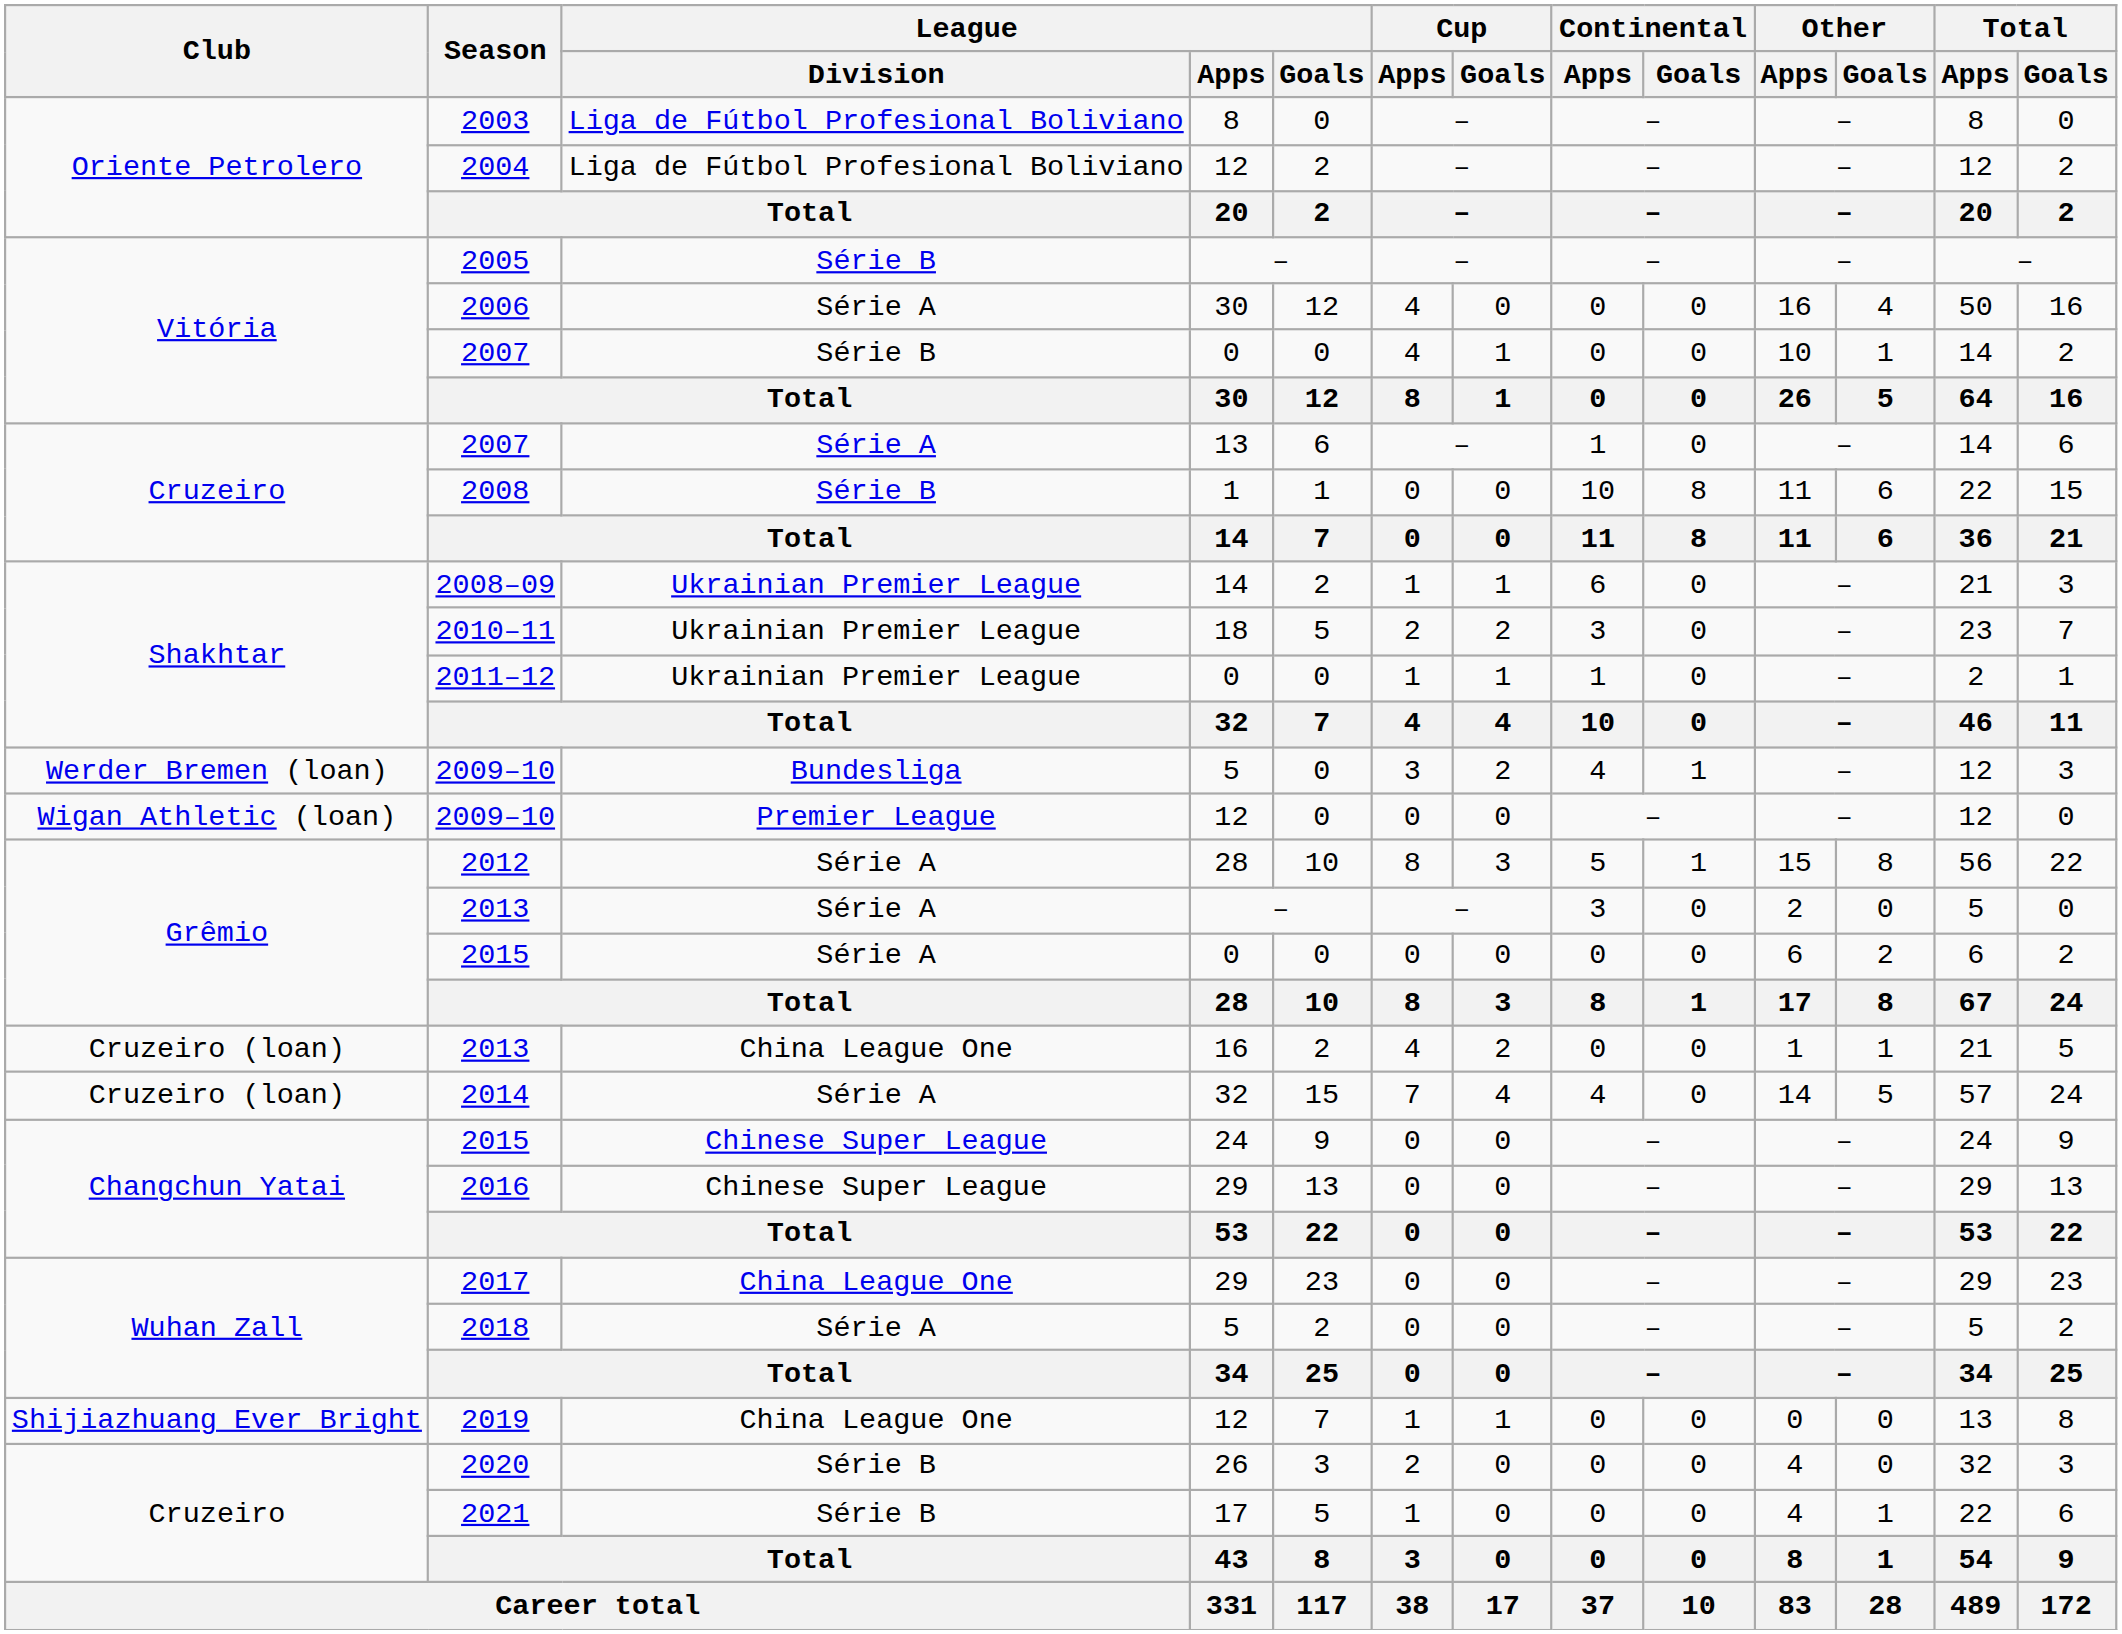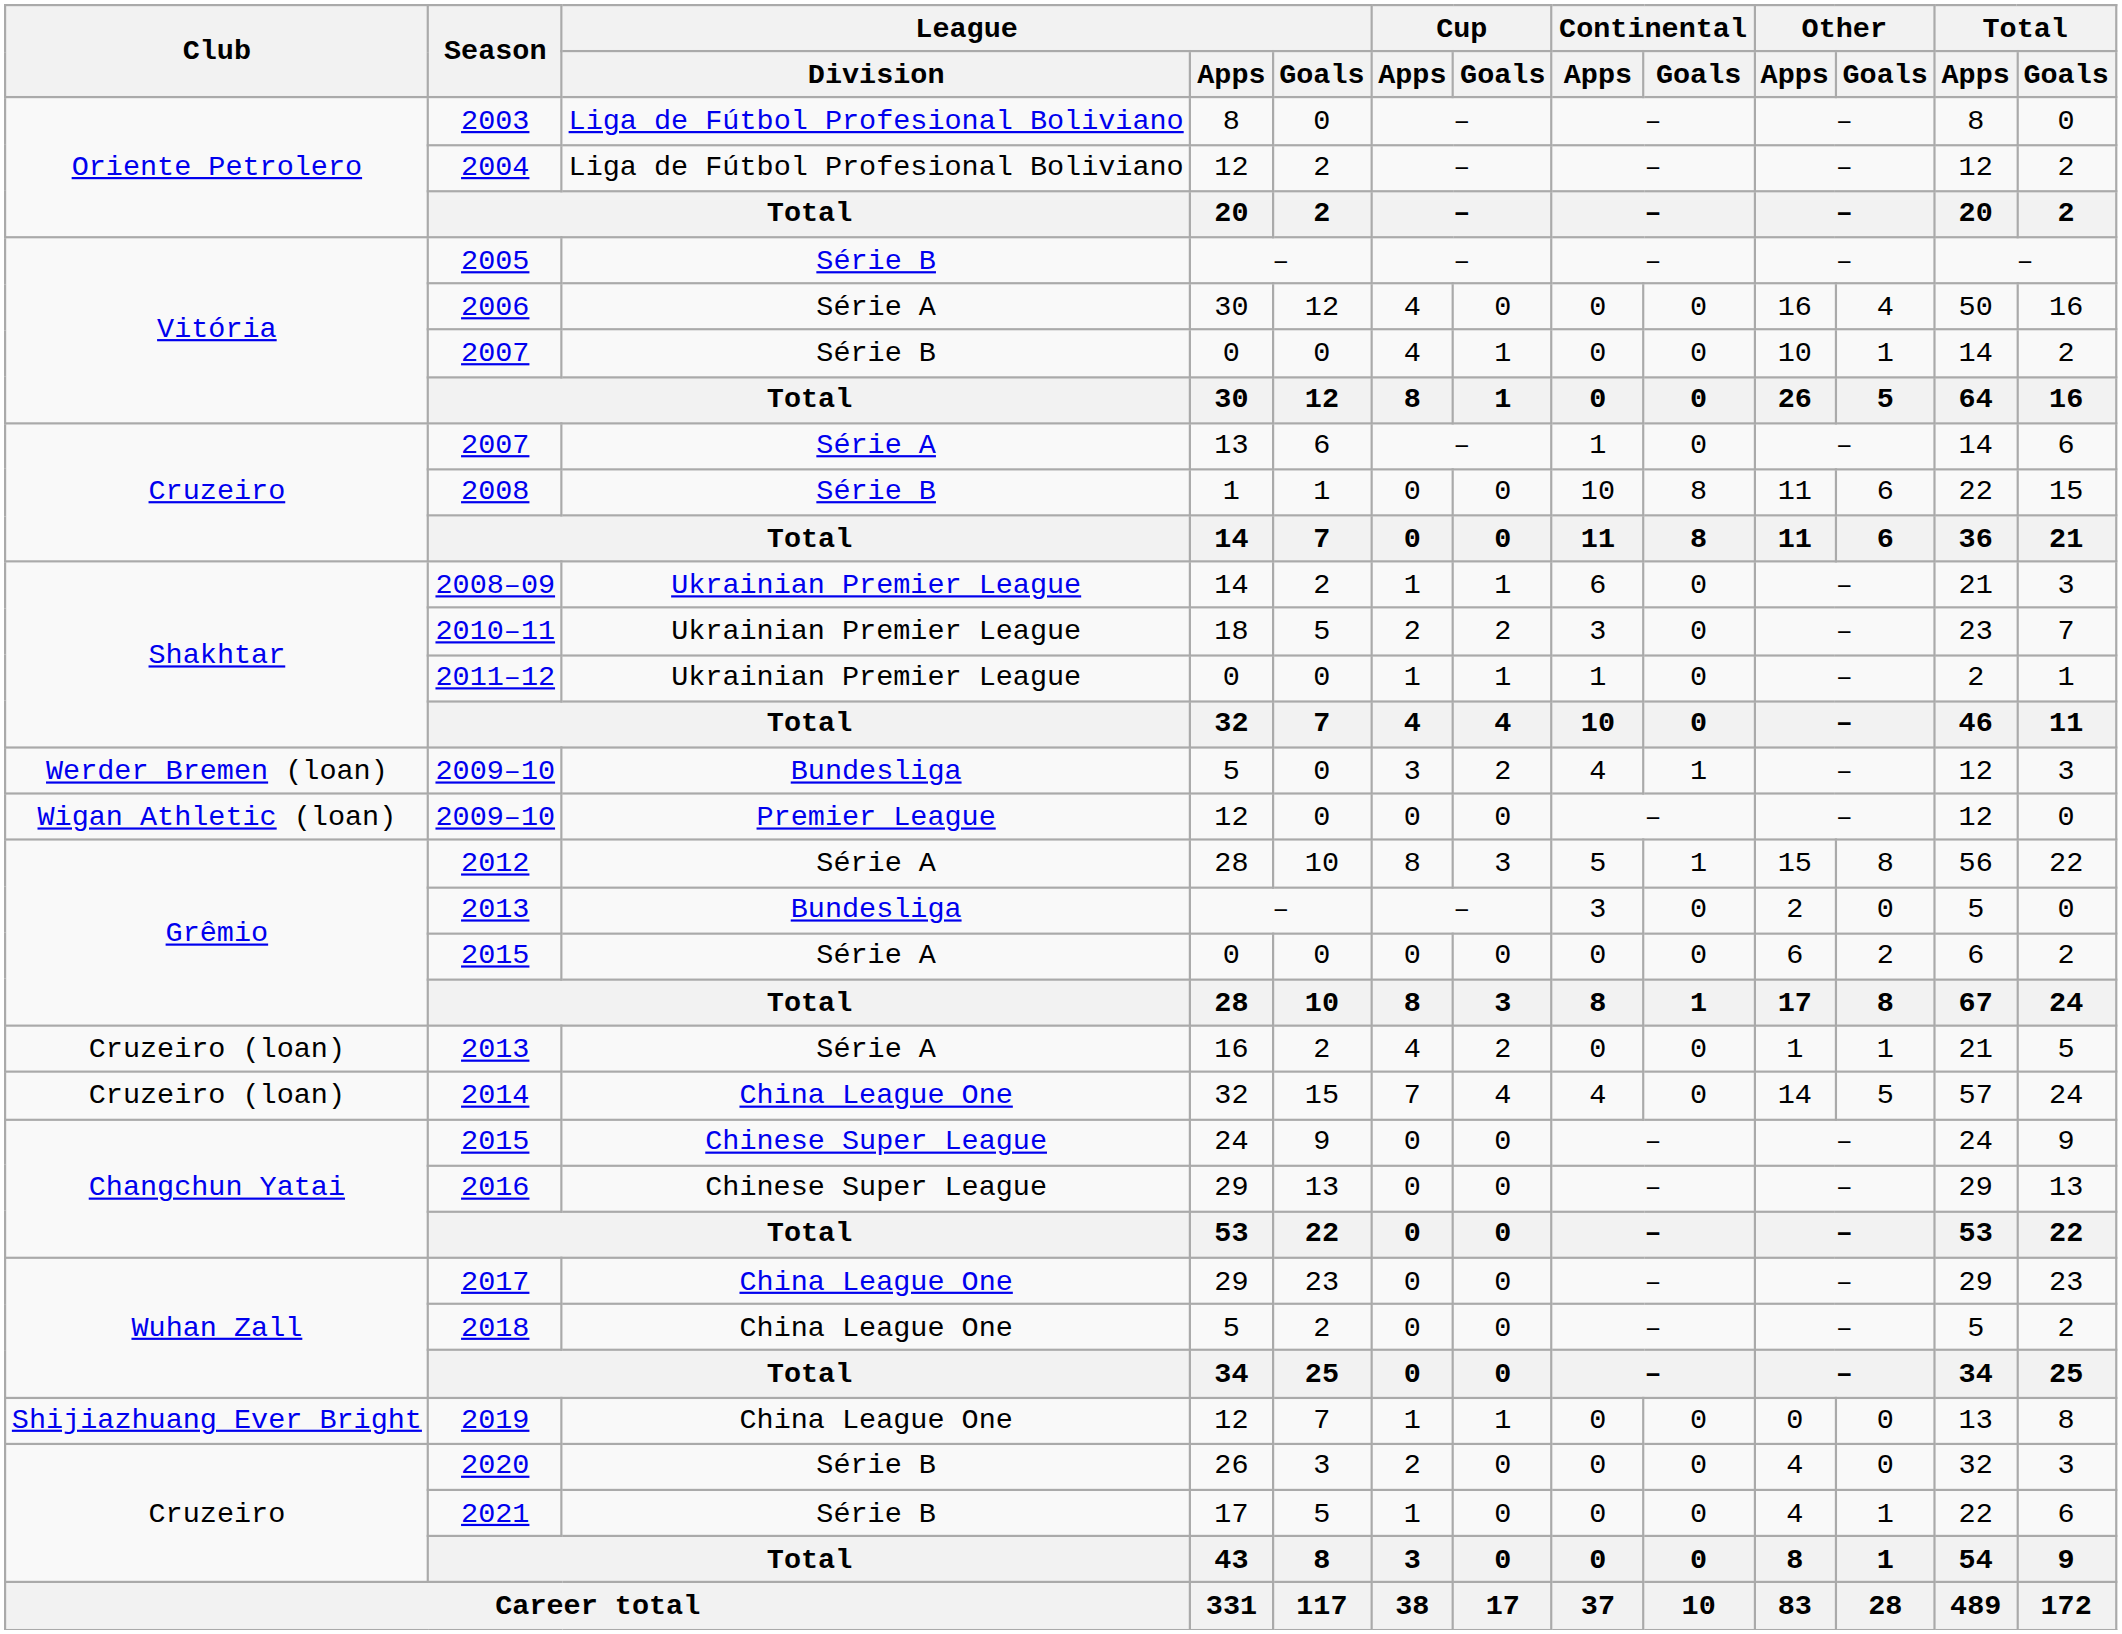(876, 910) Série A -> (876, 910) Bundesliga
(876, 1049) China League One -> (876, 1049) Série A
(876, 1096) Série A -> (876, 1096) China League One
(876, 1328) Série A -> (876, 1328) China League One
